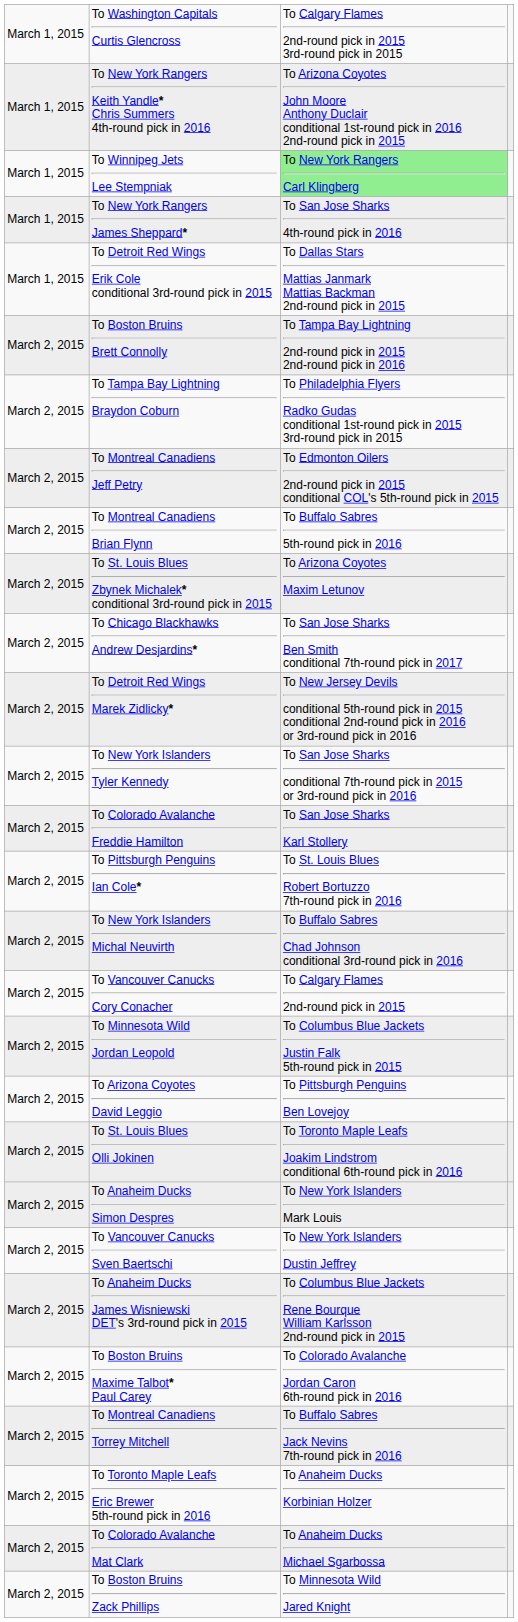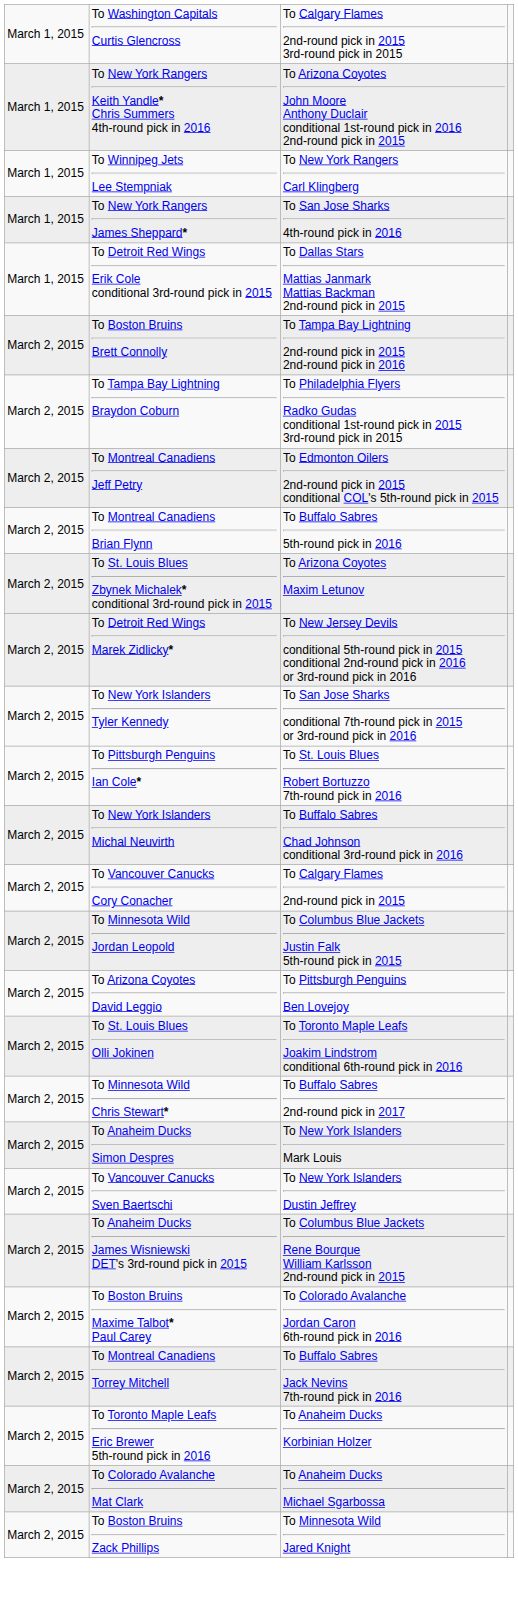(394, 173) lightgreen background -> (394, 173) no background
- row: (185, 636)
- row: (185, 828)
+ row: (185, 1099)
